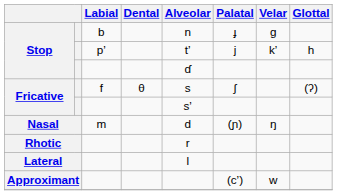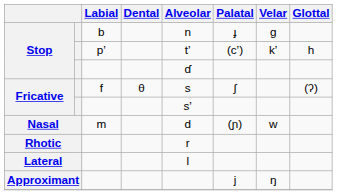(235, 50) j -> (235, 50) (cʼ)
(273, 124) ŋ -> (273, 124) w
(235, 180) (cʼ) -> (235, 180) j
(273, 180) w -> (273, 180) ŋ
